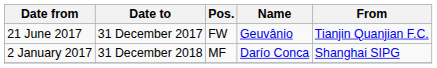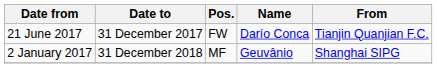(266, 33) Geuvânio -> (275, 33) Darío Conca
(275, 53) Darío Conca -> (266, 53) Geuvânio
